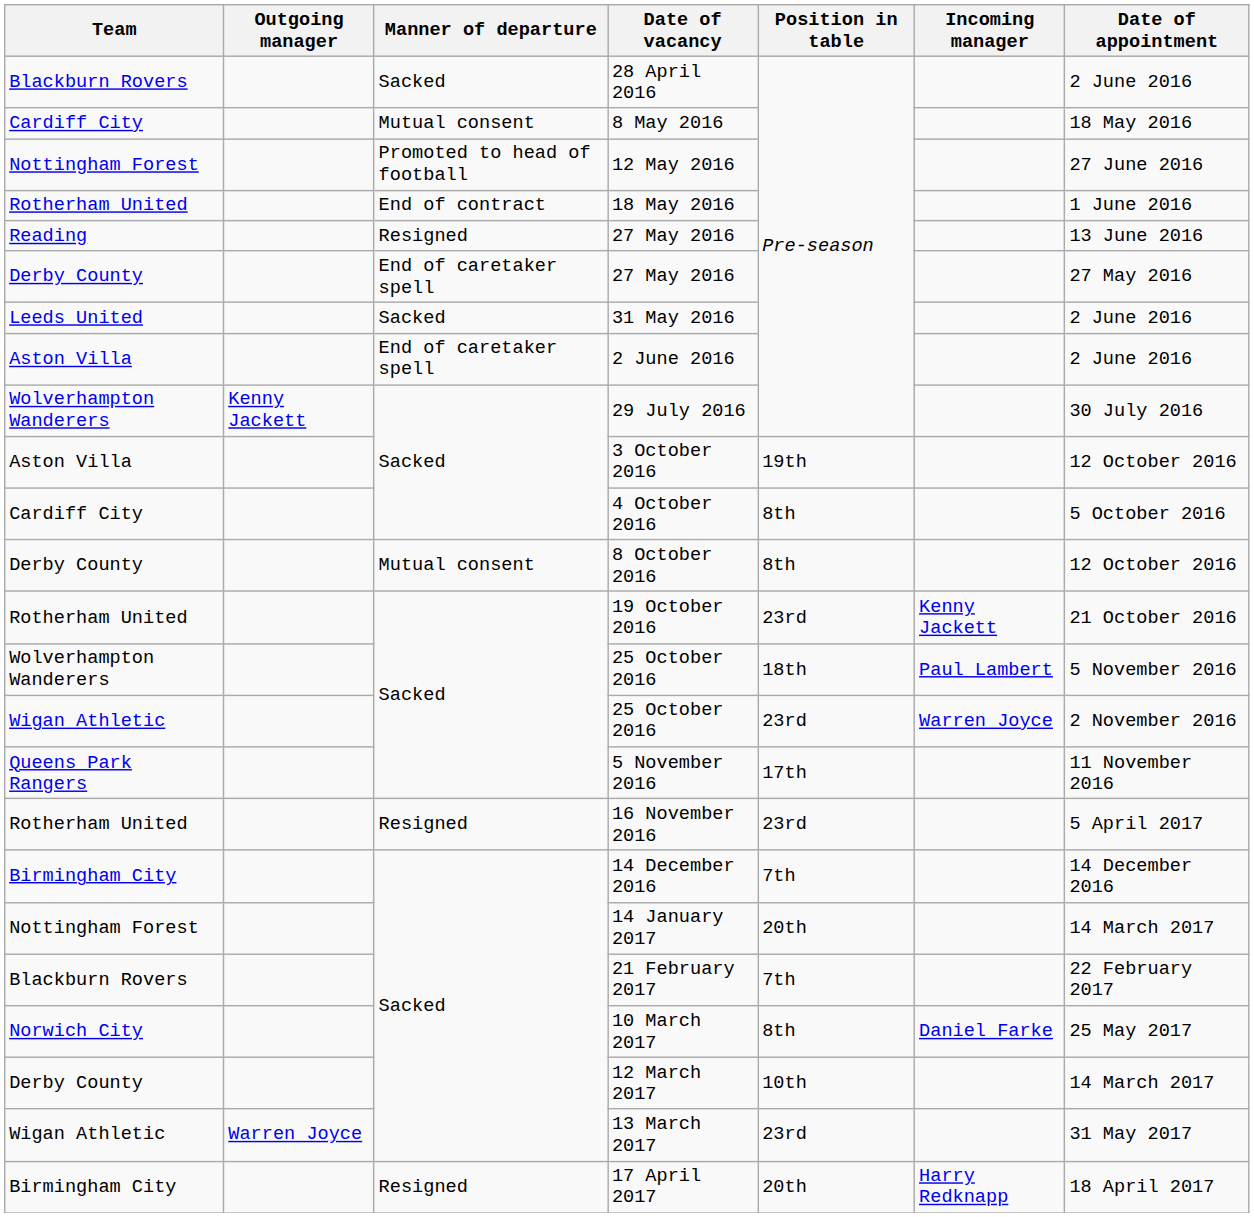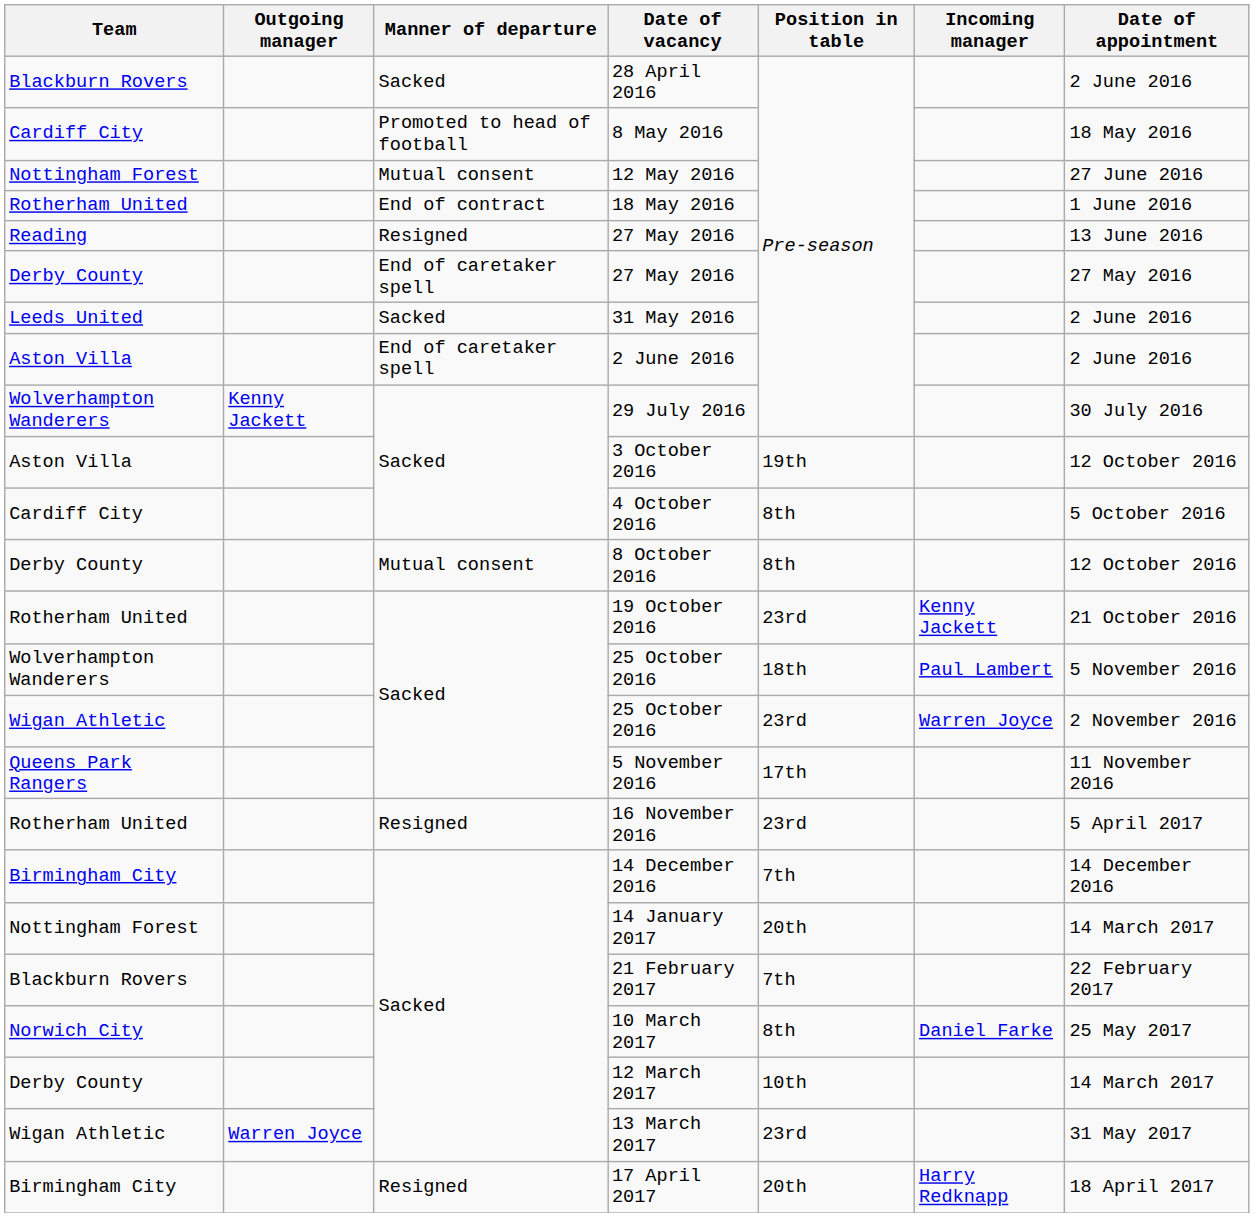(457, 123) Mutual consent -> (485, 134) Promoted to head of football
(485, 164) Promoted to head of football -> (457, 175) Mutual consent
